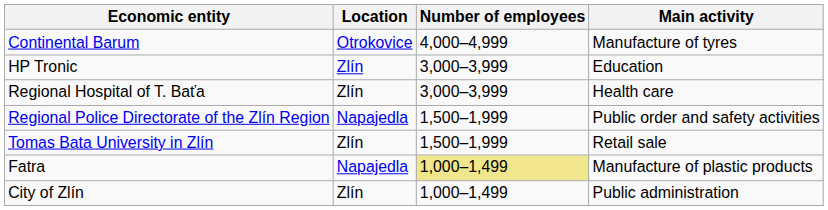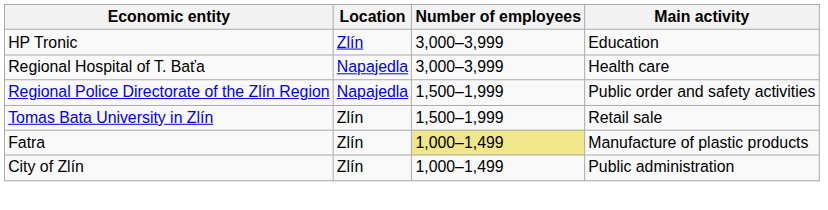- row: (74, 42)
(350, 92) Zlín -> (372, 67) Napajedla
(372, 167) Napajedla -> (350, 142) Zlín
